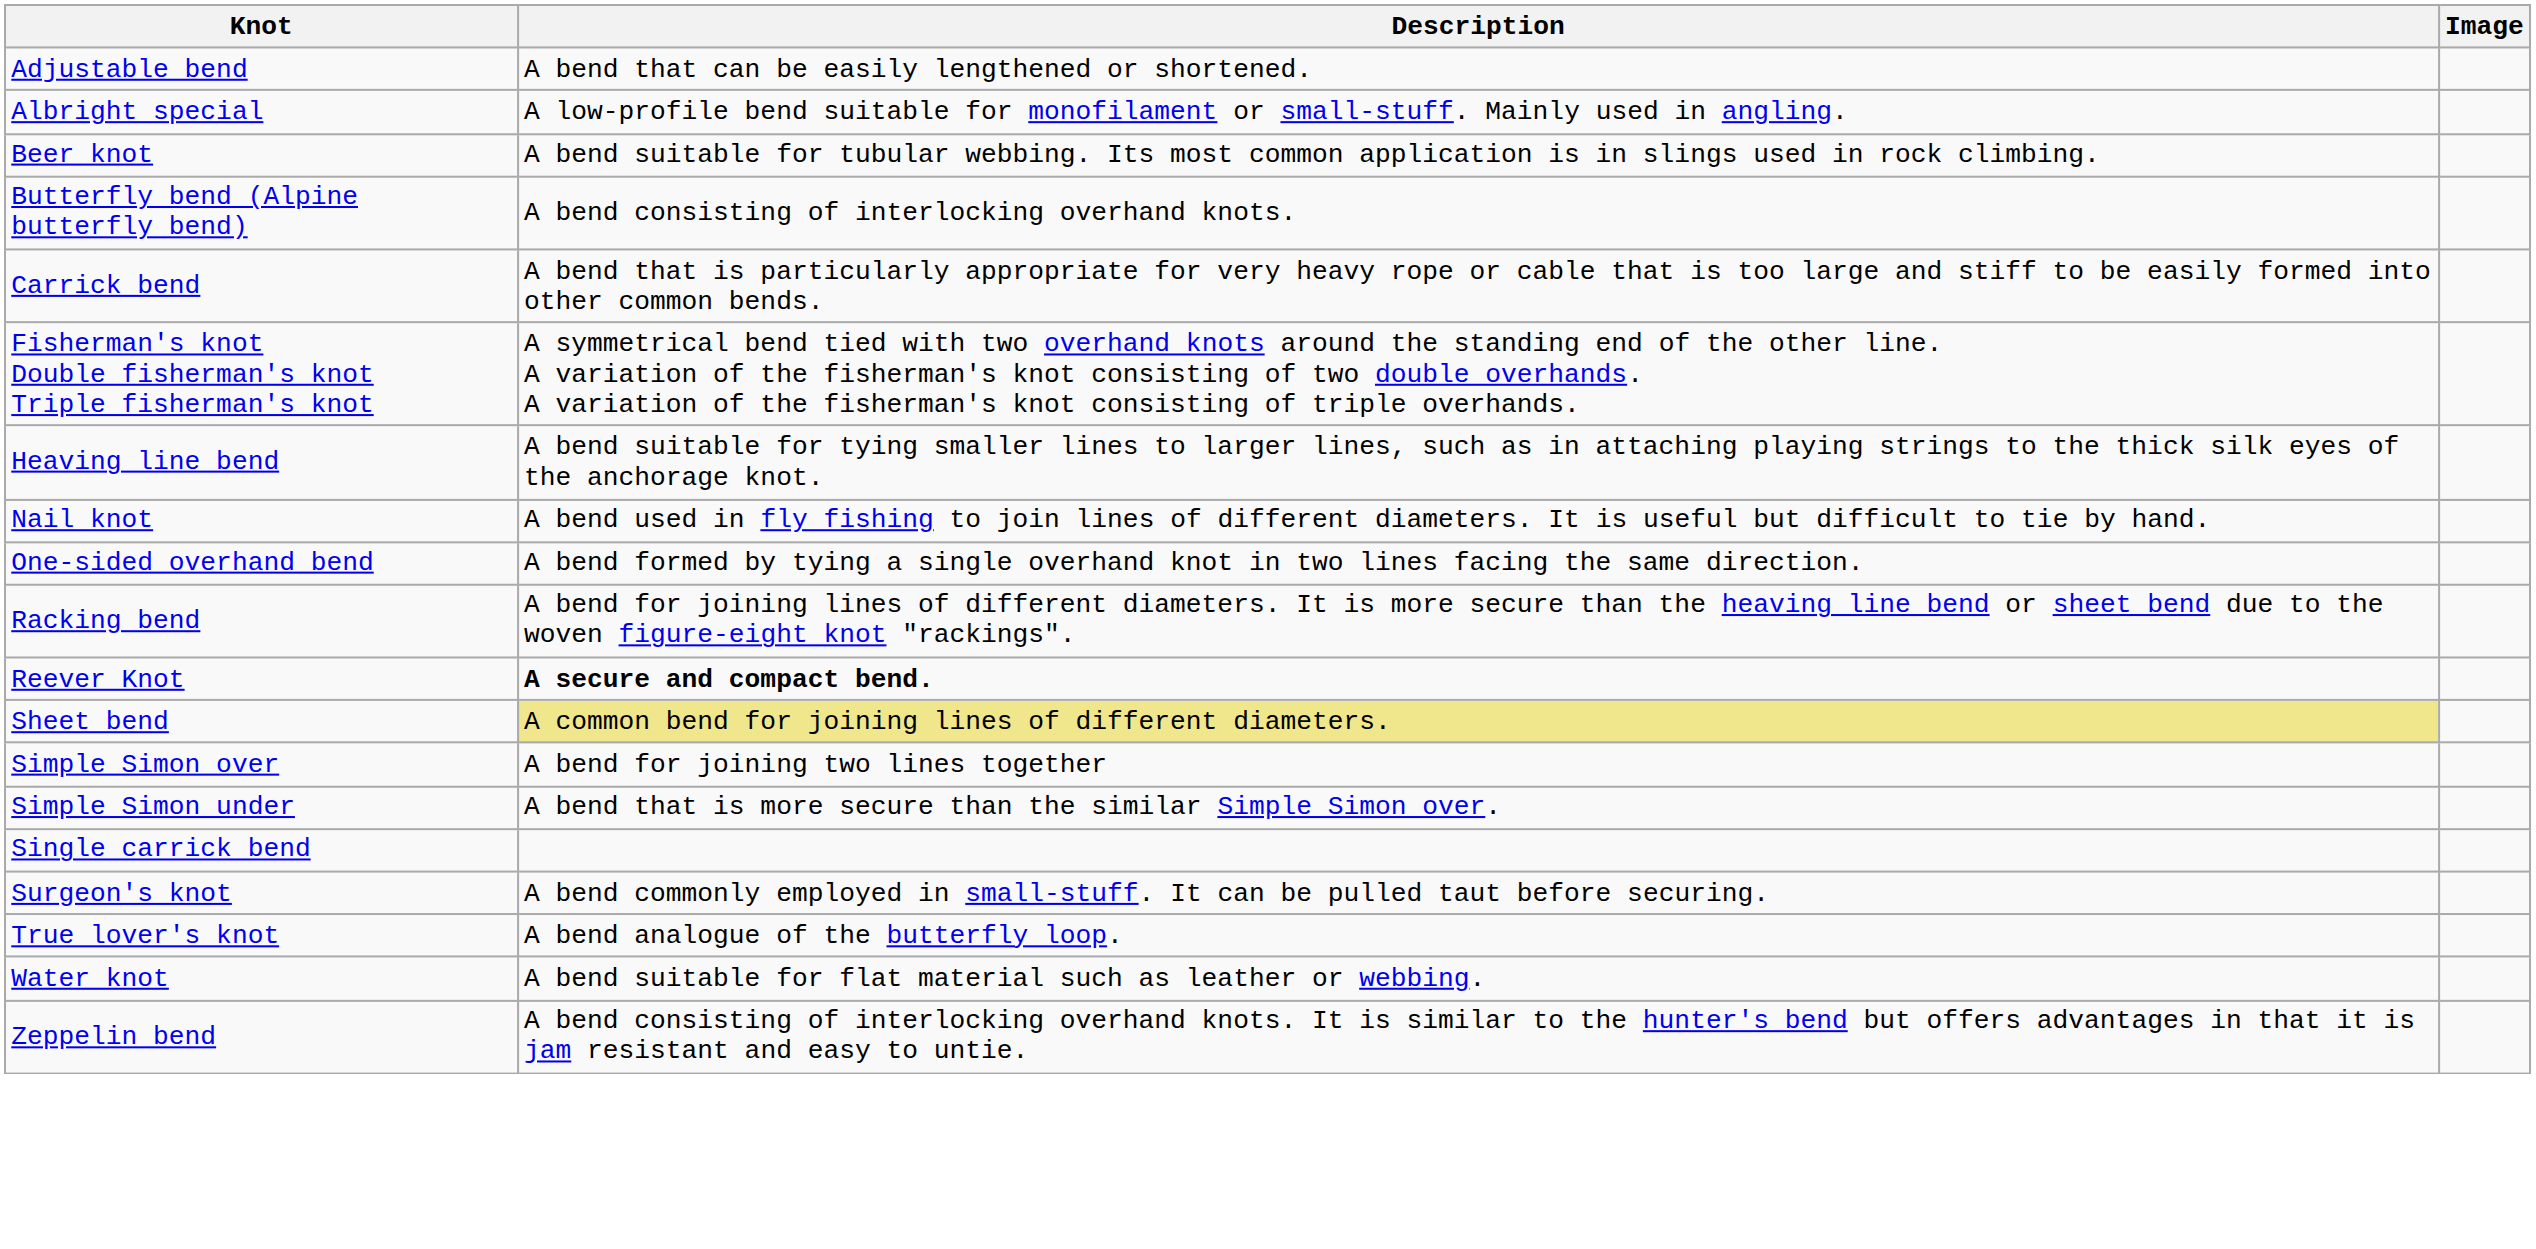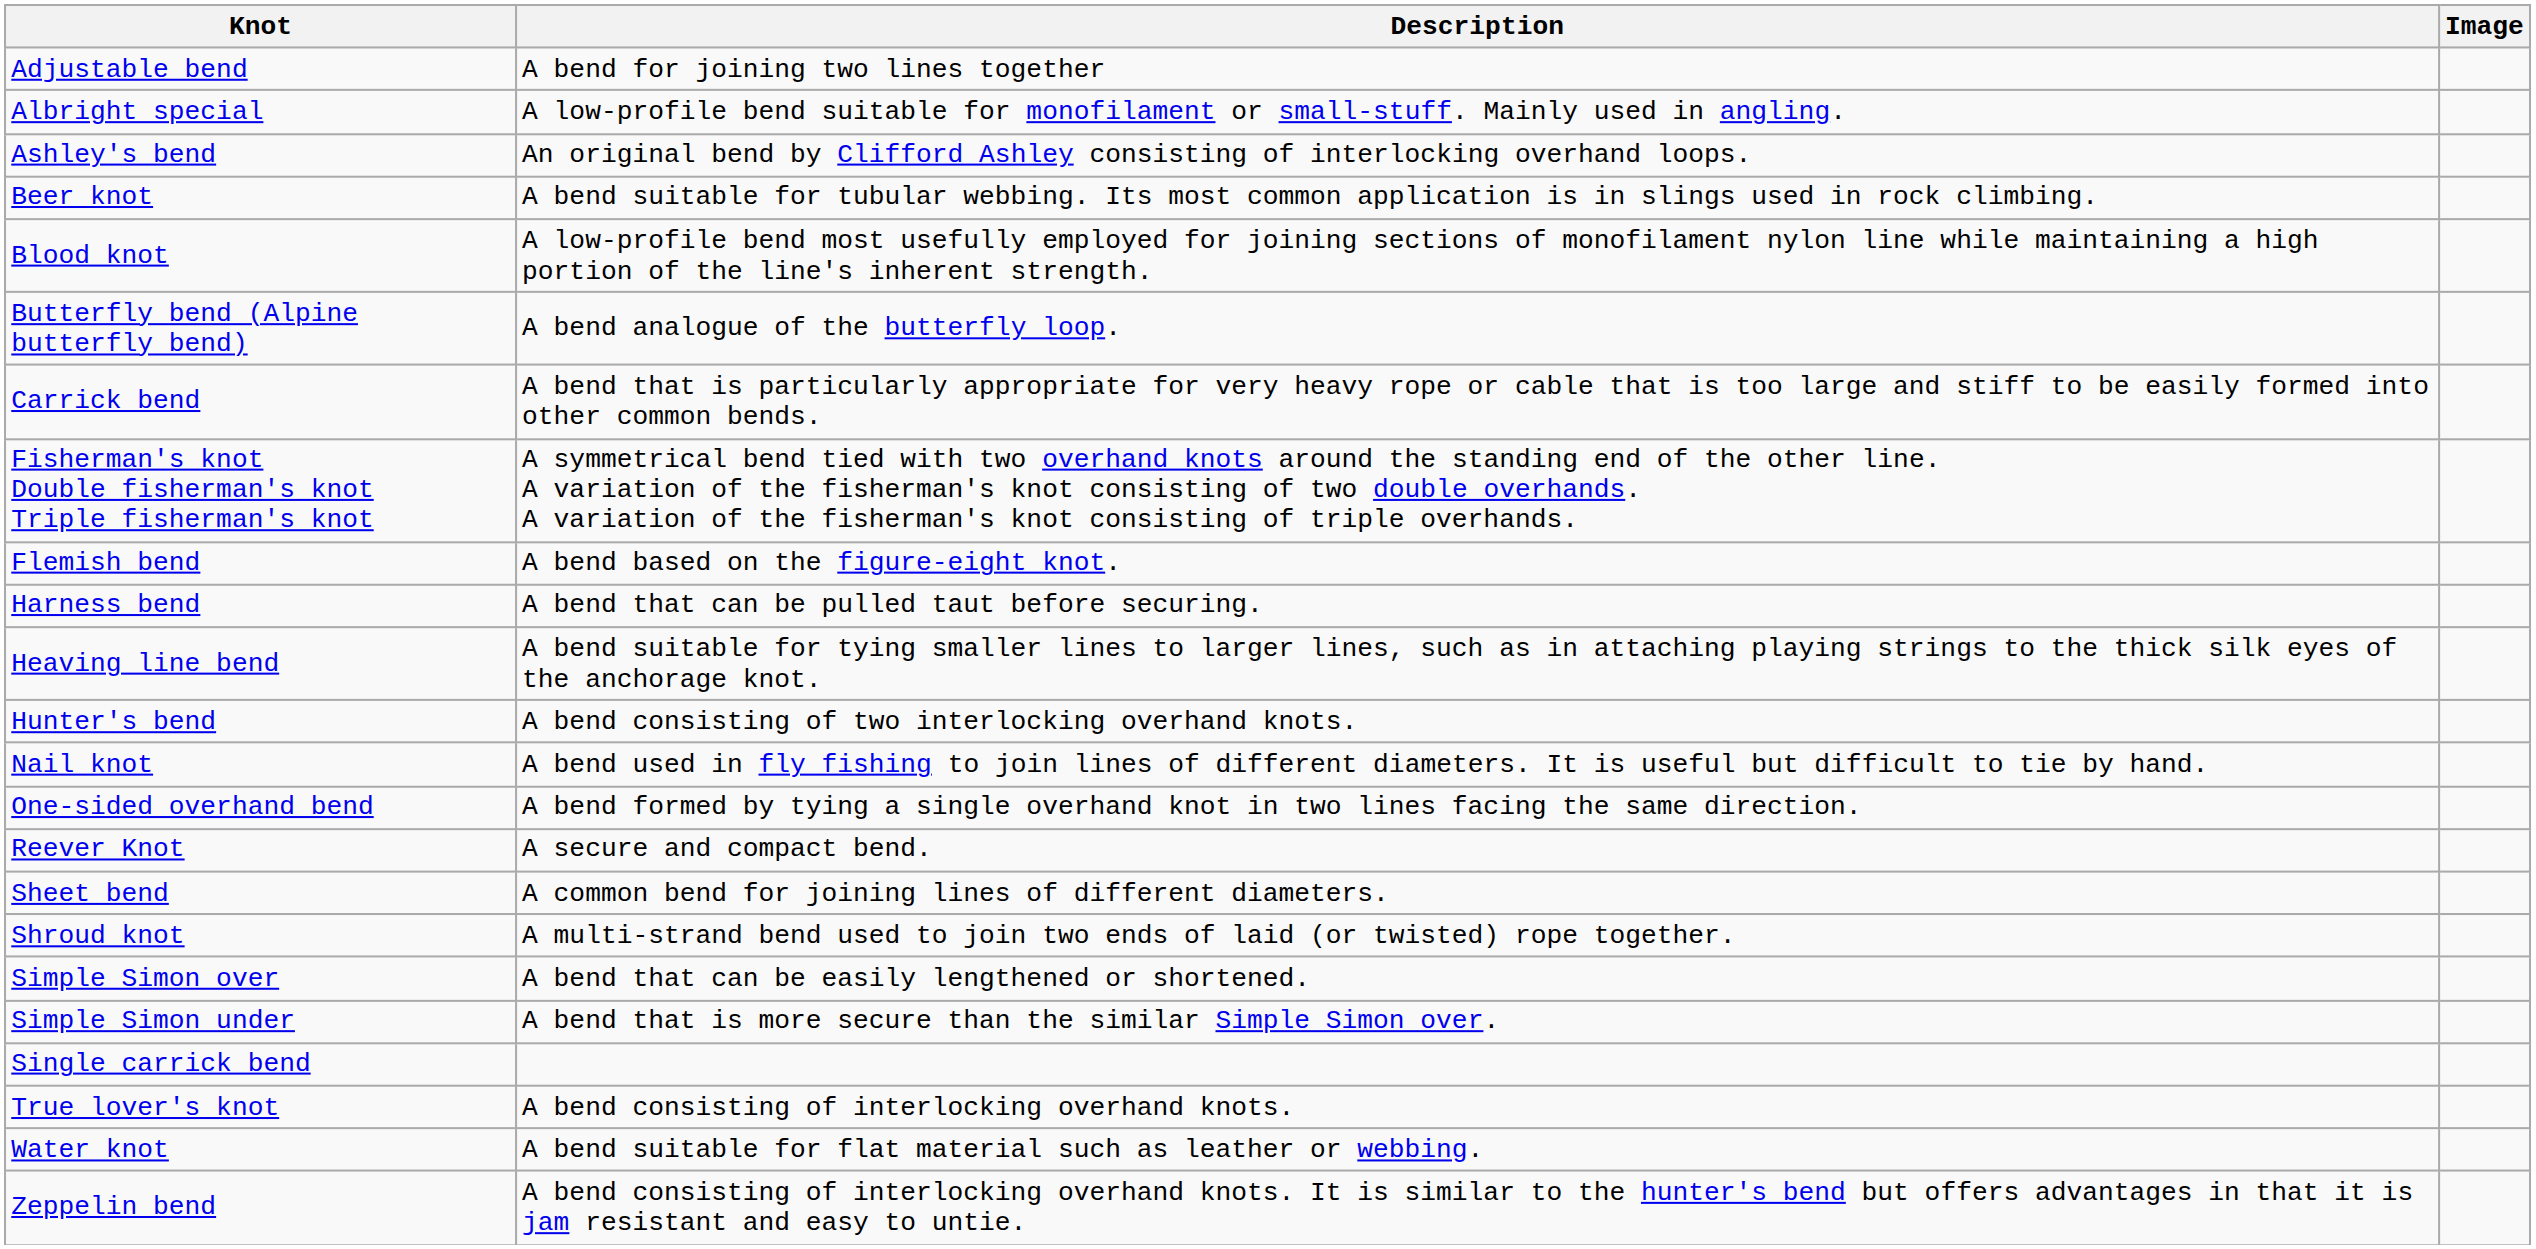(918, 69) A bend that can be easily lengthened or shortened. -> (814, 69) A bend for joining two lines together
+ row: (114, 155)
+ row: (90, 256)
(910, 213) A bend consisting of interlocking overhand knots. -> (822, 329) A bend analogue of the butterfly loop.
+ row: (106, 563)
+ row: (106, 606)
+ row: (114, 722)
- row: (106, 621)
(729, 679) bold -> (727, 850) normal
(957, 722) khaki background -> (955, 893) no background
+ row: (98, 936)
(816, 765) A bend for joining two lines together -> (916, 979) A bend that can be easily lengthened or shortened.
- row: (122, 893)
(823, 936) A bend analogue of the butterfly loop. -> (908, 1107) A bend consisting of interlocking overhand knots.
